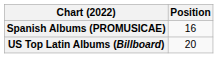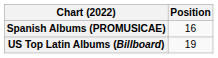(191, 45) 20 -> (191, 45) 19
